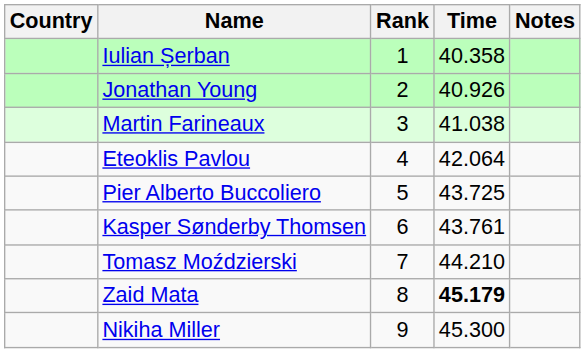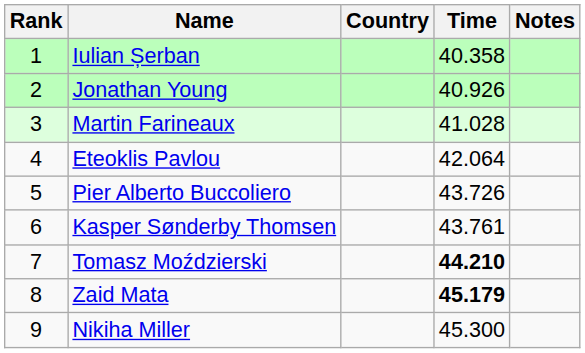columns swapped: (403, 21) <-> (51, 21)
(472, 124) 41.038 -> (472, 124) 41.028
(472, 192) 43.725 -> (472, 192) 43.726
(472, 261) normal -> (472, 261) bold
